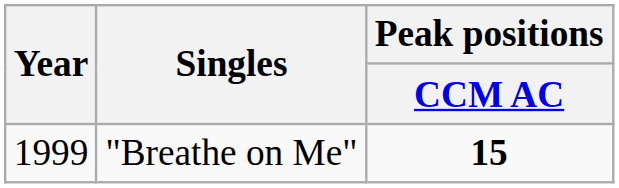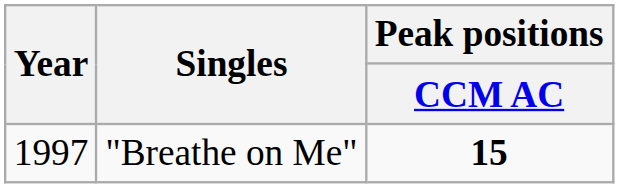(51, 152) 1999 -> (51, 152) 1997
